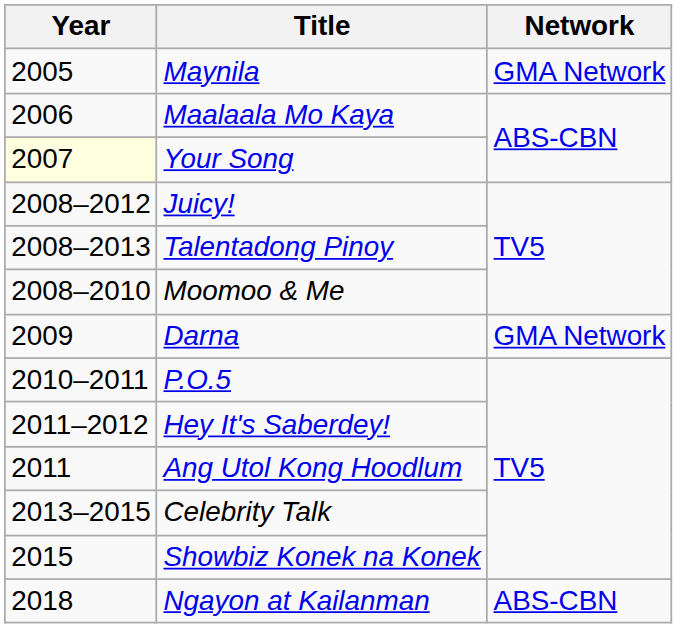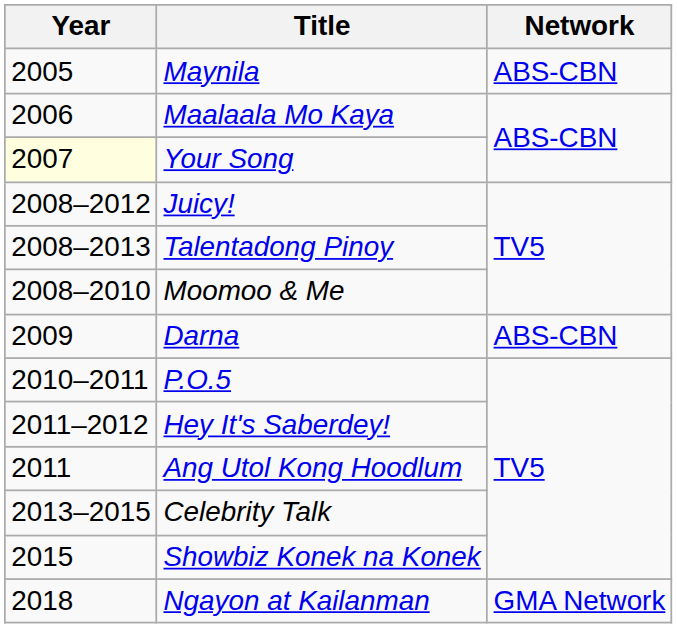(579, 70) GMA Network -> (555, 70) ABS-CBN
(579, 335) GMA Network -> (555, 335) ABS-CBN
(555, 600) ABS-CBN -> (579, 600) GMA Network
